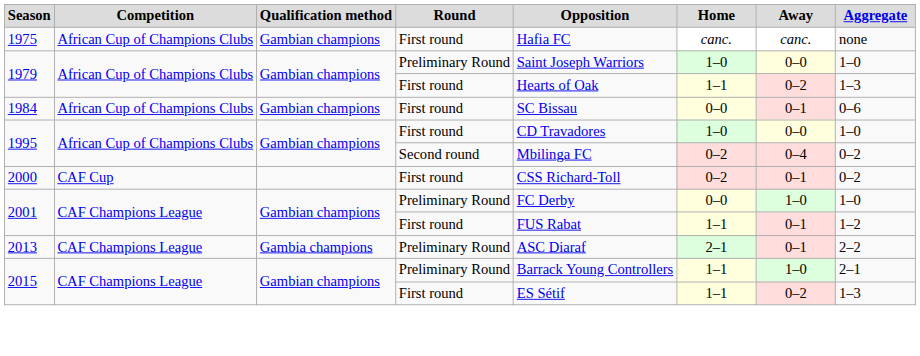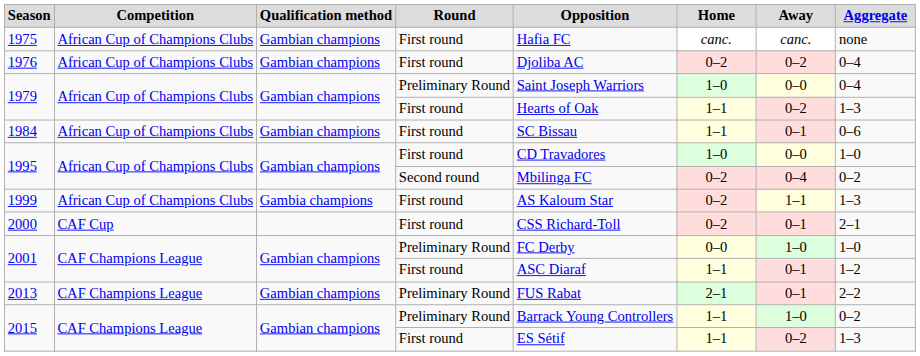+ row: (22, 62)
(850, 62) 1–0 -> (850, 85) 0–4
(716, 108) 0–0 -> (716, 131) 1–1
+ row: (22, 200)
(850, 177) 0–2 -> (850, 223) 2–1
(549, 223) FUS Rabat -> (551, 270) ASC Diaraf
(316, 246) Gambia champions -> (320, 293) Gambian champions
(551, 246) ASC Diaraf -> (549, 293) FUS Rabat
(850, 270) 2–1 -> (850, 316) 0–2
